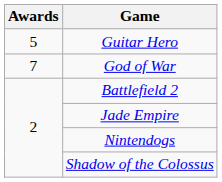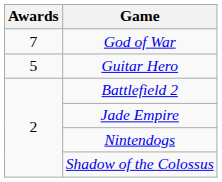rows swapped: (140, 66) <-> (140, 41)
